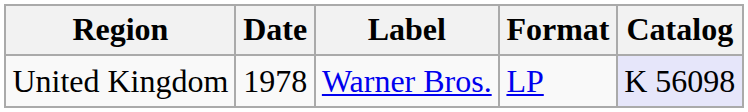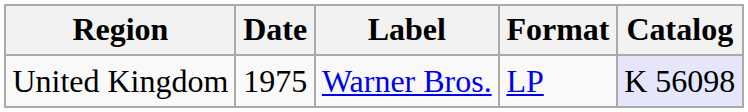(275, 80) 1978 -> (275, 80) 1975
